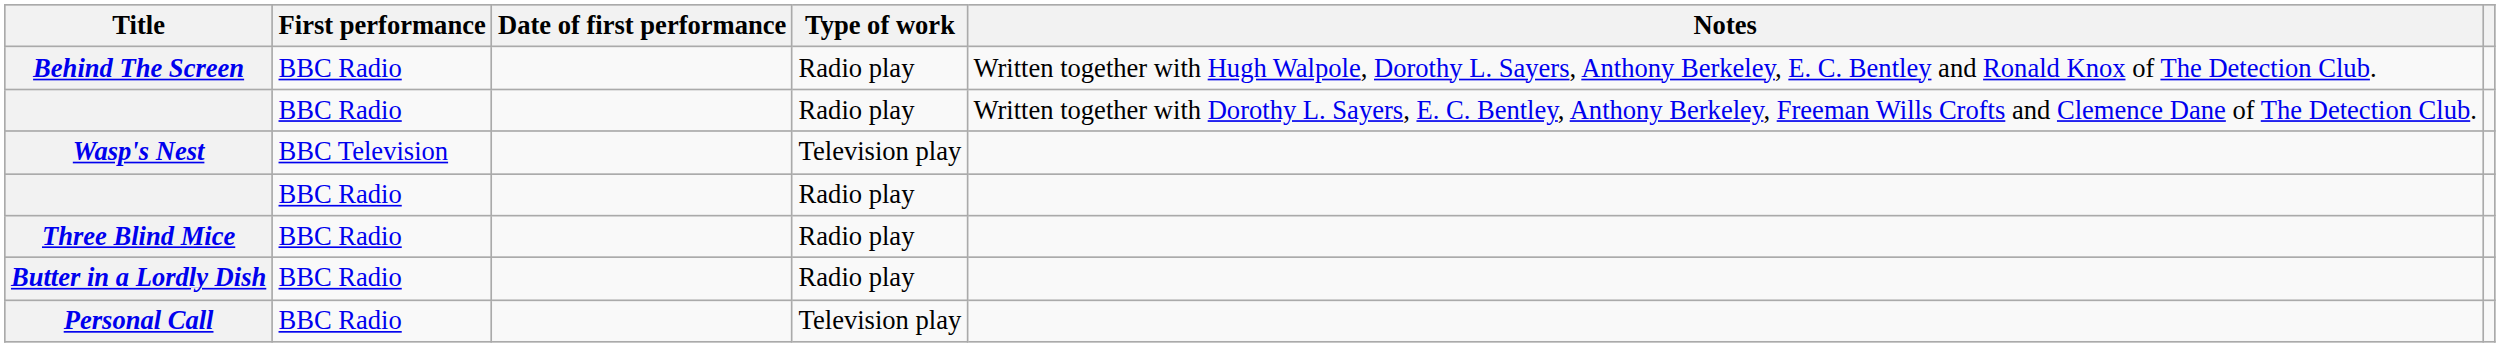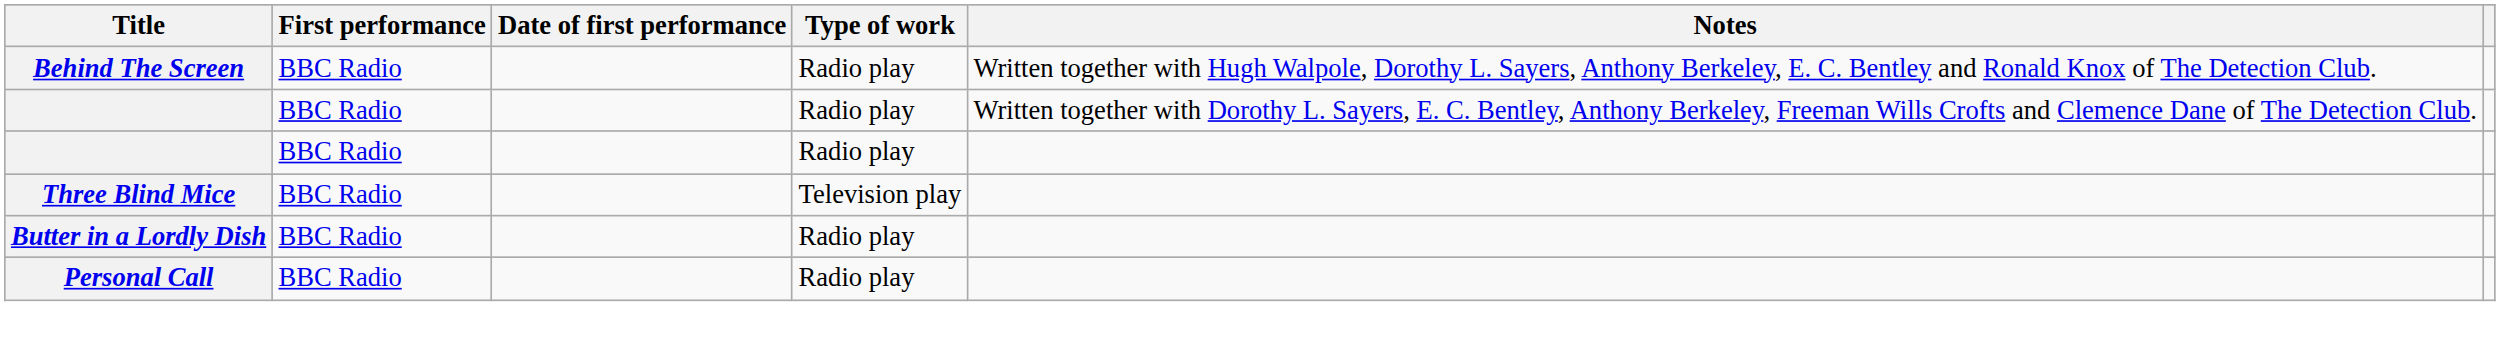- row: (139, 151)
(857, 236) Radio play -> (880, 194) Television play
(880, 320) Television play -> (857, 278) Radio play
